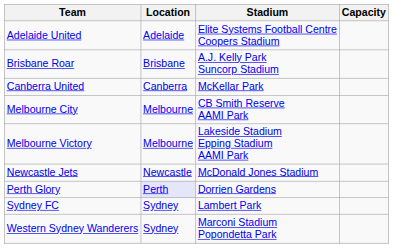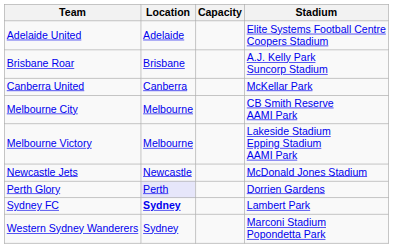columns swapped: (267, 12) <-> (364, 12)
(161, 206) normal -> (162, 206) bold
